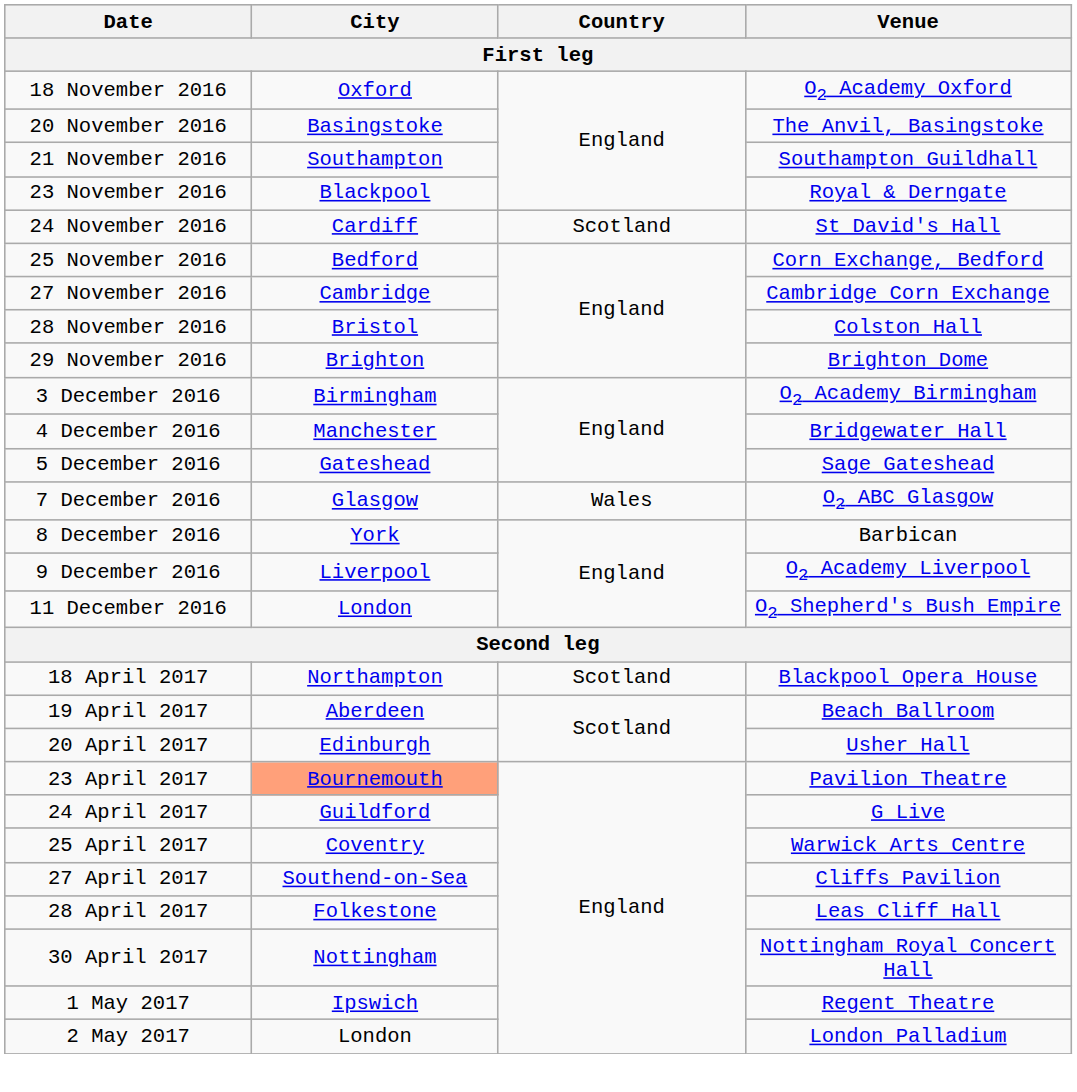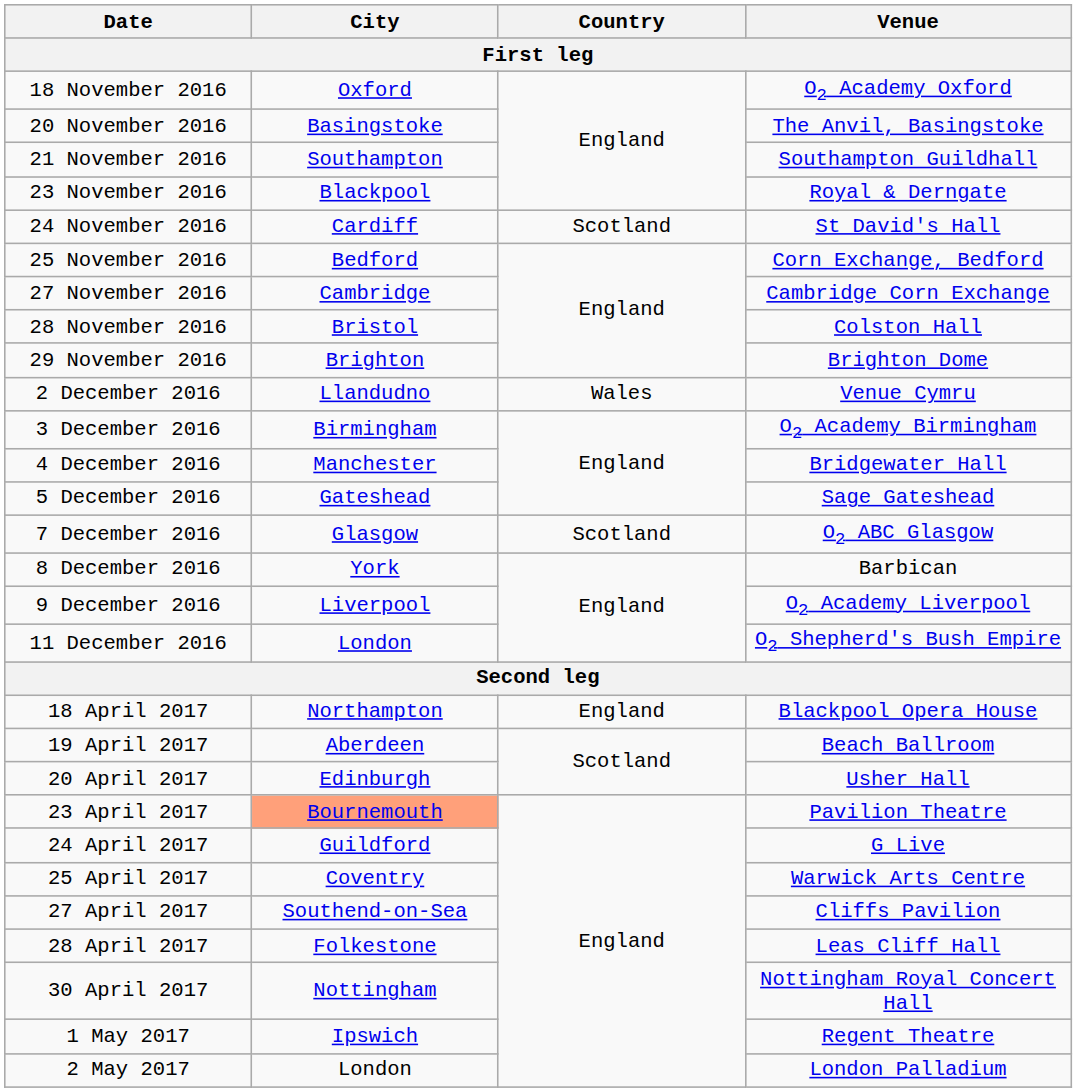+ row: (128, 394)
(622, 500) Wales -> (622, 534) Scotland
(622, 678) Scotland -> (622, 712) England
